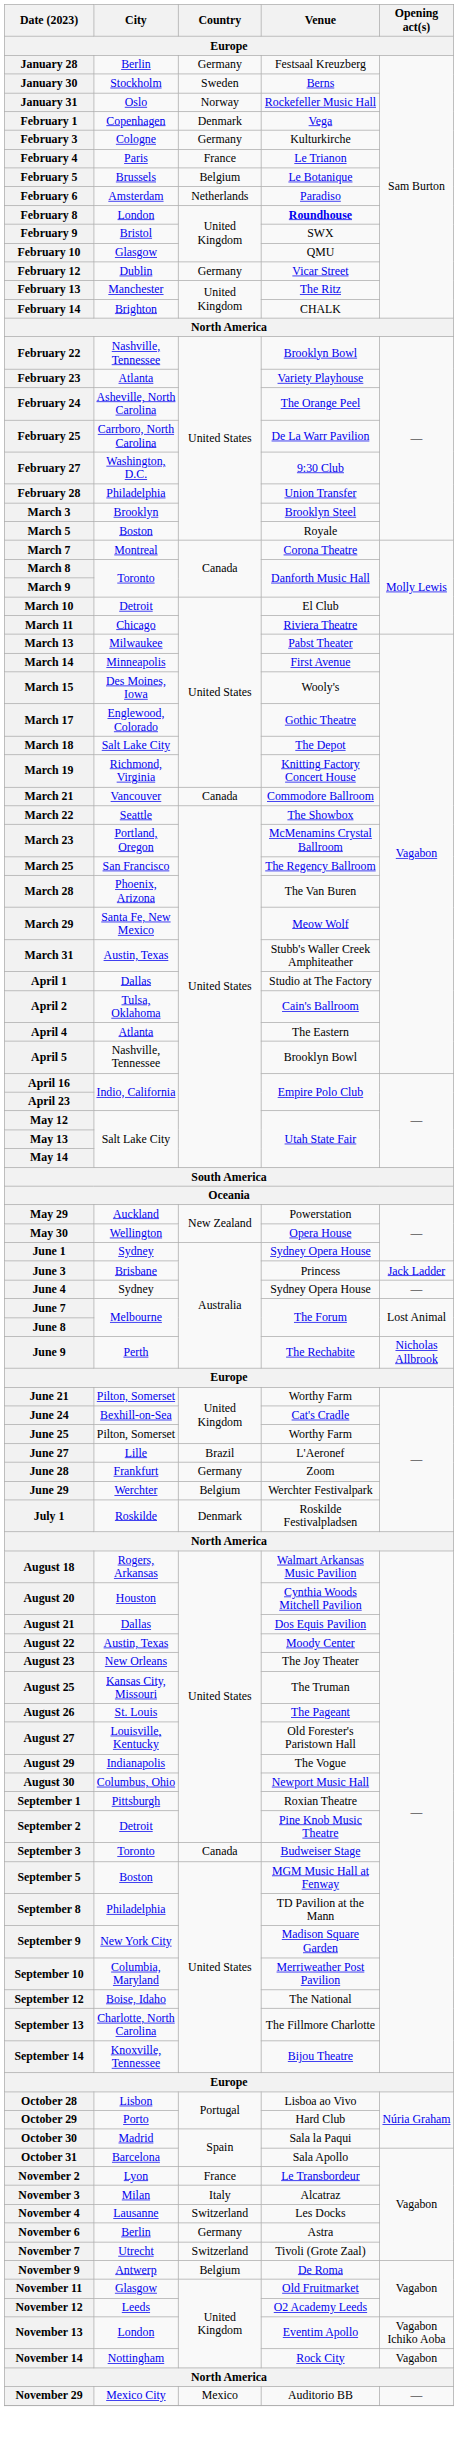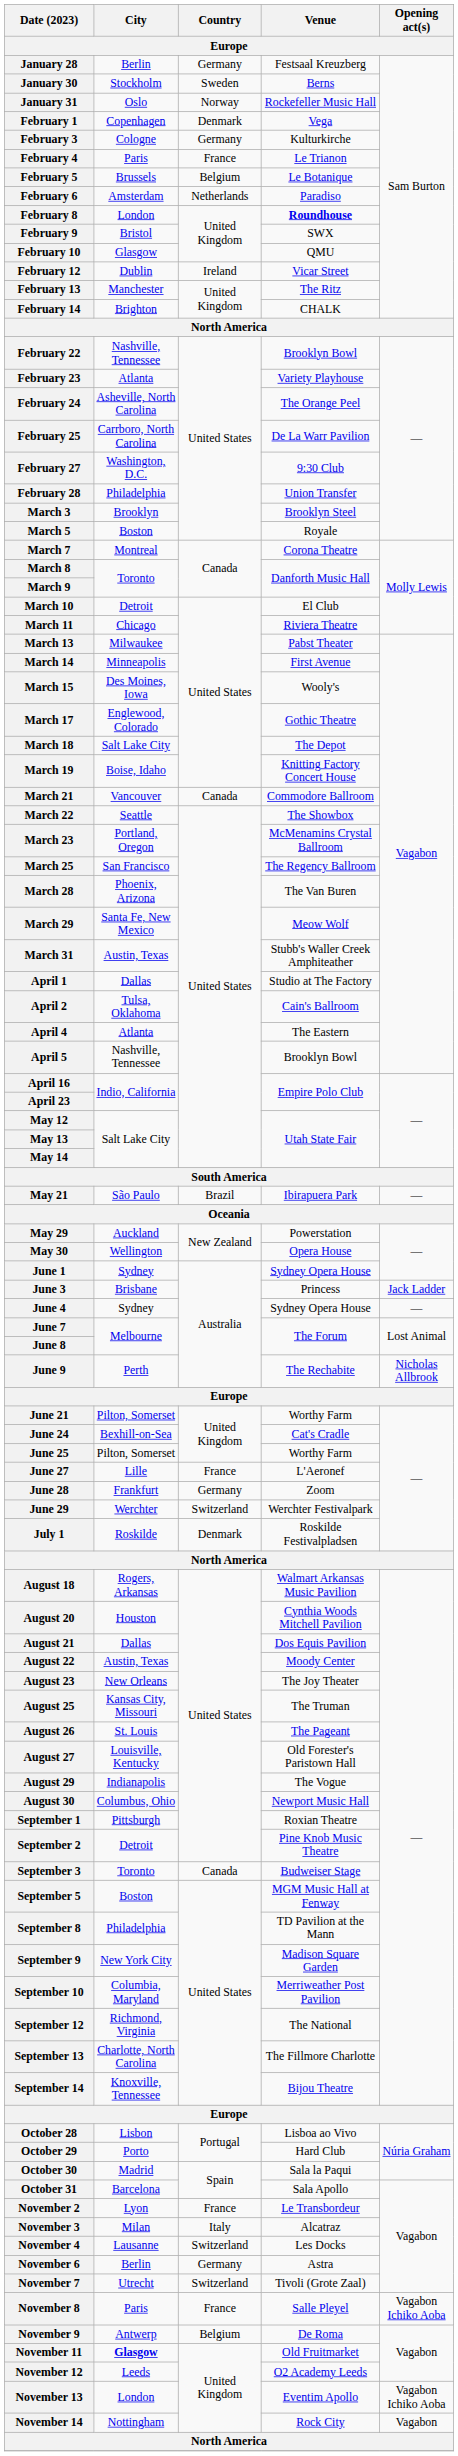(220, 271) Germany -> (220, 271) Ireland
(136, 771) Richmond, Virginia -> (136, 771) Boise, Idaho
+ row: (49, 1195)
(220, 1453) Brazil -> (220, 1471) France
(220, 1490) Belgium -> (220, 1509) Switzerland
(136, 1999) Boise, Idaho -> (136, 2024) Richmond, Virginia
+ row: (49, 2308)
(136, 2288) normal -> (136, 2353) bold
- row: (49, 2396)
